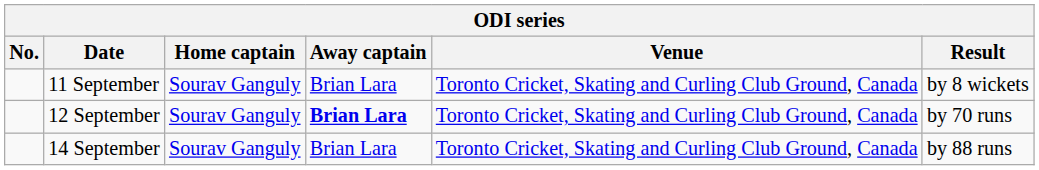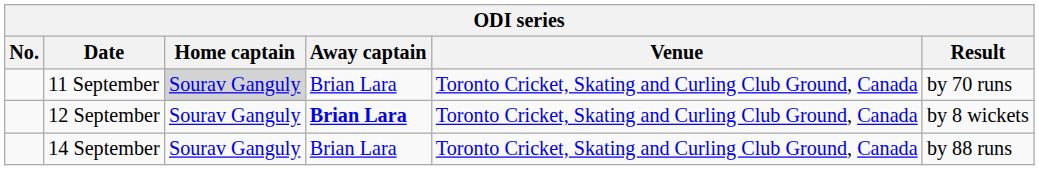(235, 84) no background -> (235, 84) lightgrey background
(978, 84) by 8 wickets -> (969, 84) by 70 runs
(969, 116) by 70 runs -> (978, 116) by 8 wickets
